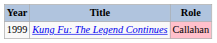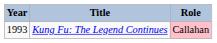(17, 30) 1999 -> (17, 30) 1993
